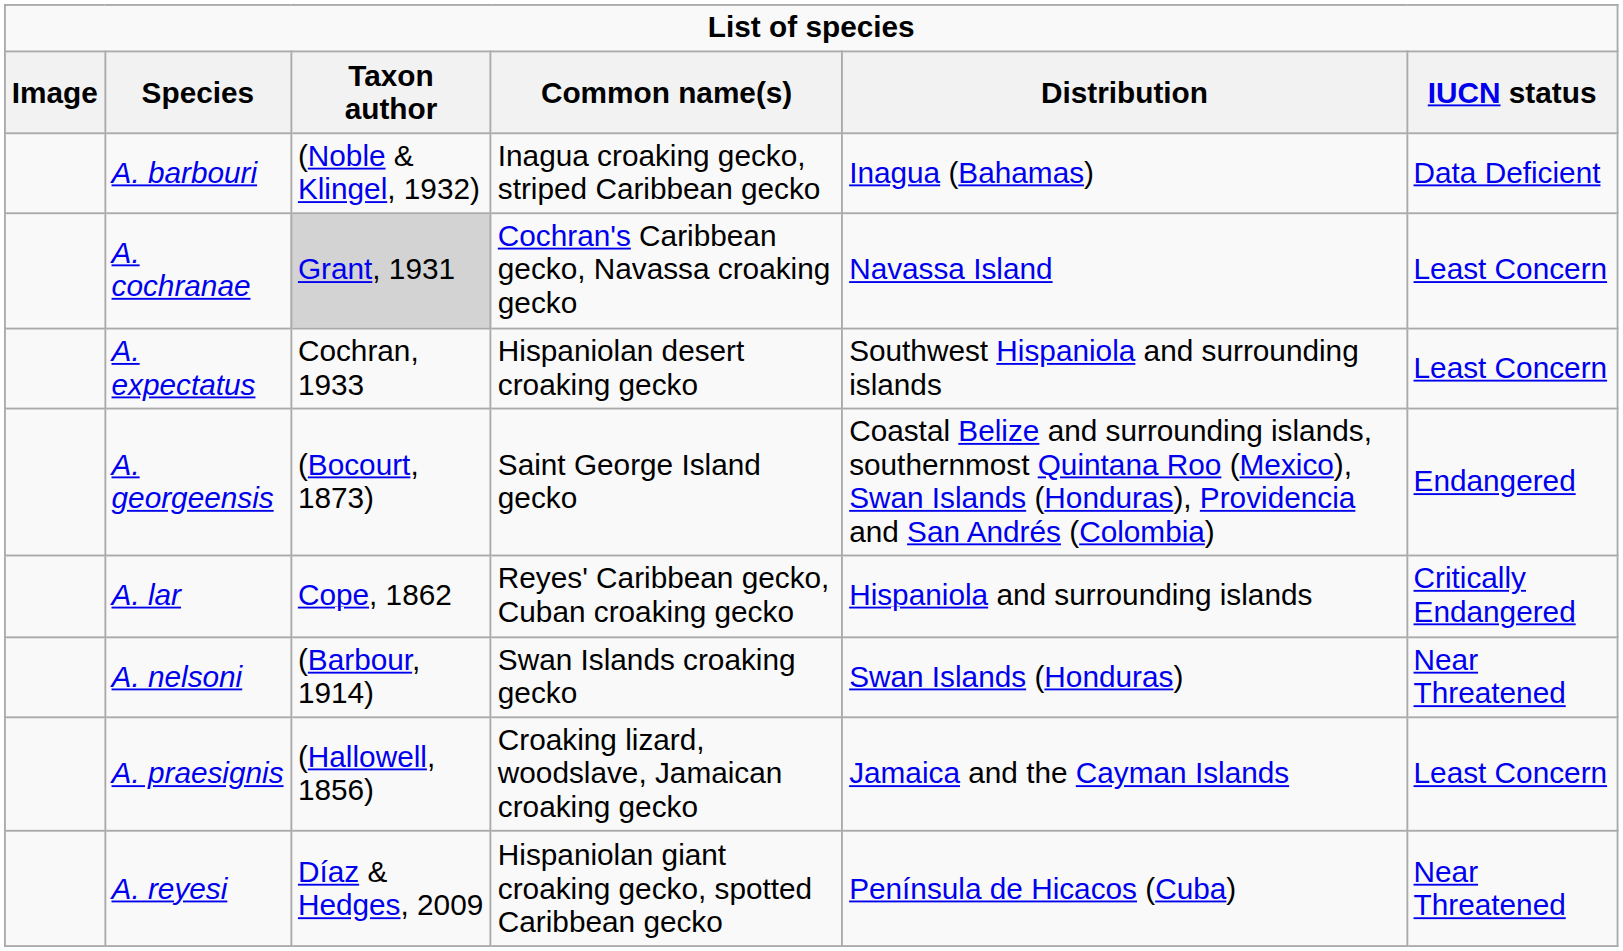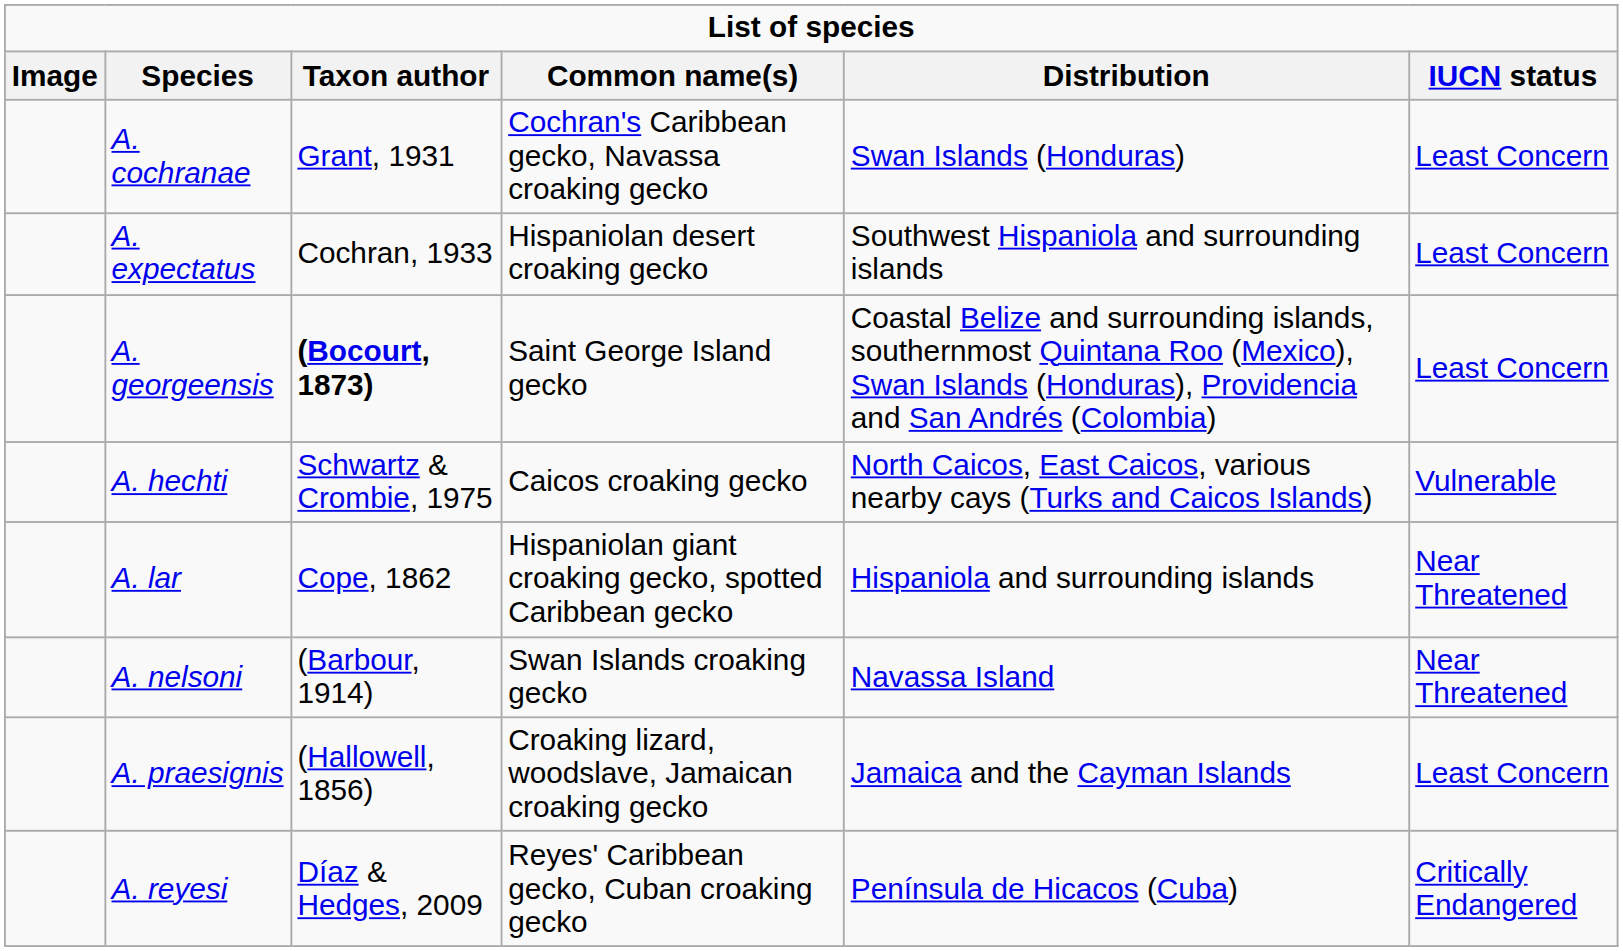- row: (184, 172)
(376, 270) lightgrey background -> (376, 155) no background
(951, 270) Navassa Island -> (1018, 155) Swan Islands (Honduras)
(358, 481) normal -> (364, 367) bold
(1495, 481) Endangered -> (1512, 367) Least Concern
+ row: (169, 481)
(664, 595) Reyes' Caribbean gecko, Cuban croaking gecko -> (665, 579) Hispaniolan giant croaking gecko, spotted Caribbean gecko
(1495, 595) Critically Endangered -> (1491, 579) Near Threatened
(1016, 676) Swan Islands (Honduras) -> (953, 676) Navassa Island
(655, 888) Hispaniolan giant croaking gecko, spotted Caribbean gecko -> (660, 888) Reyes' Caribbean gecko, Cuban croaking gecko
(1490, 888) Near Threatened -> (1496, 888) Critically Endangered
